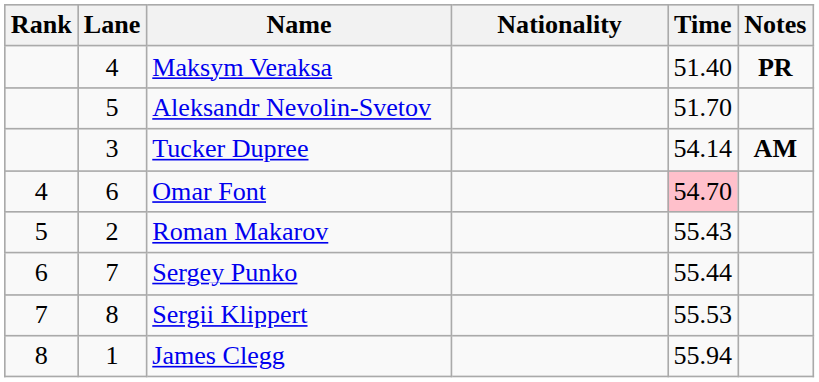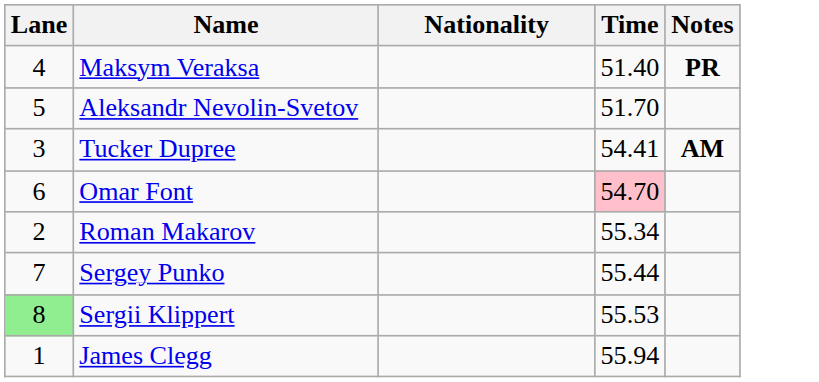- column: (41, 25)
(703, 149) 54.14 -> (630, 149) 54.41
(703, 231) 55.43 -> (630, 231) 55.34
(112, 314) no background -> (39, 314) lightgreen background
